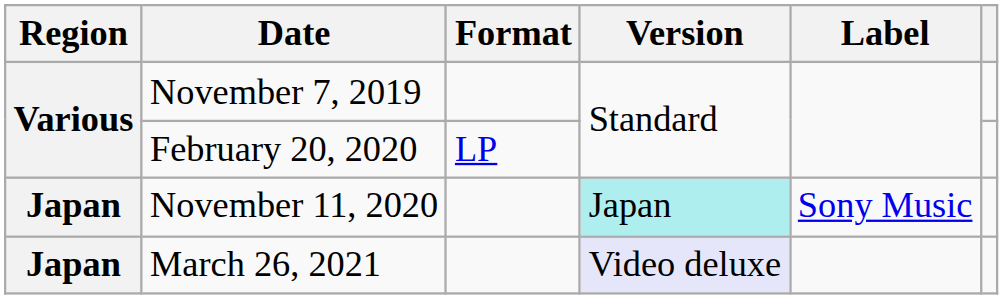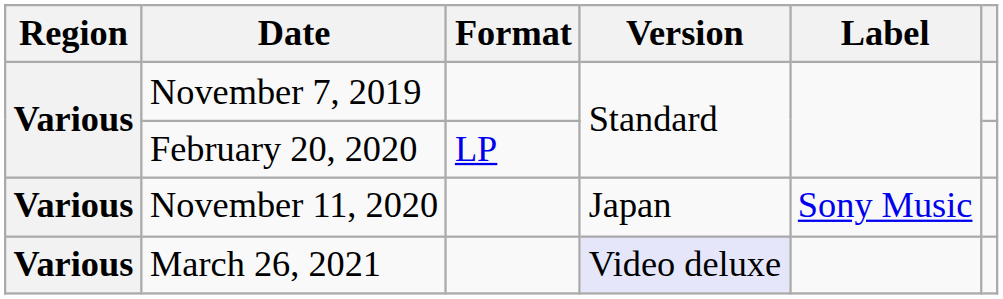(73, 206) Japan -> (73, 206) Various
(630, 206) paleturquoise background -> (630, 206) no background
(73, 263) Japan -> (73, 263) Various
